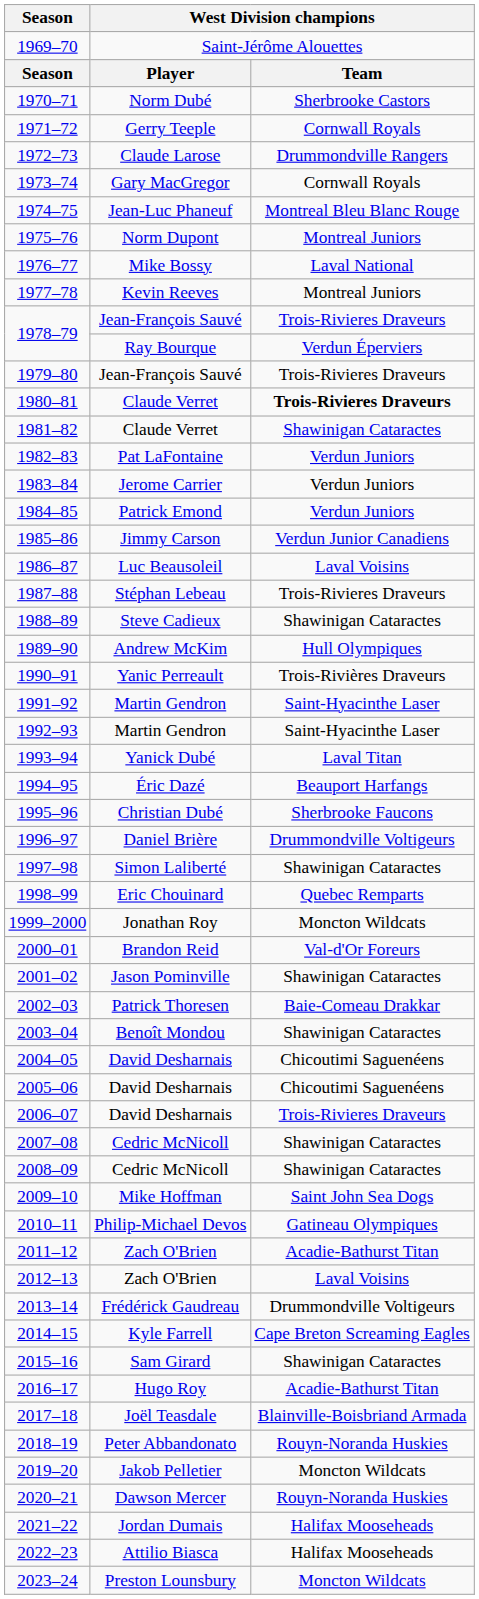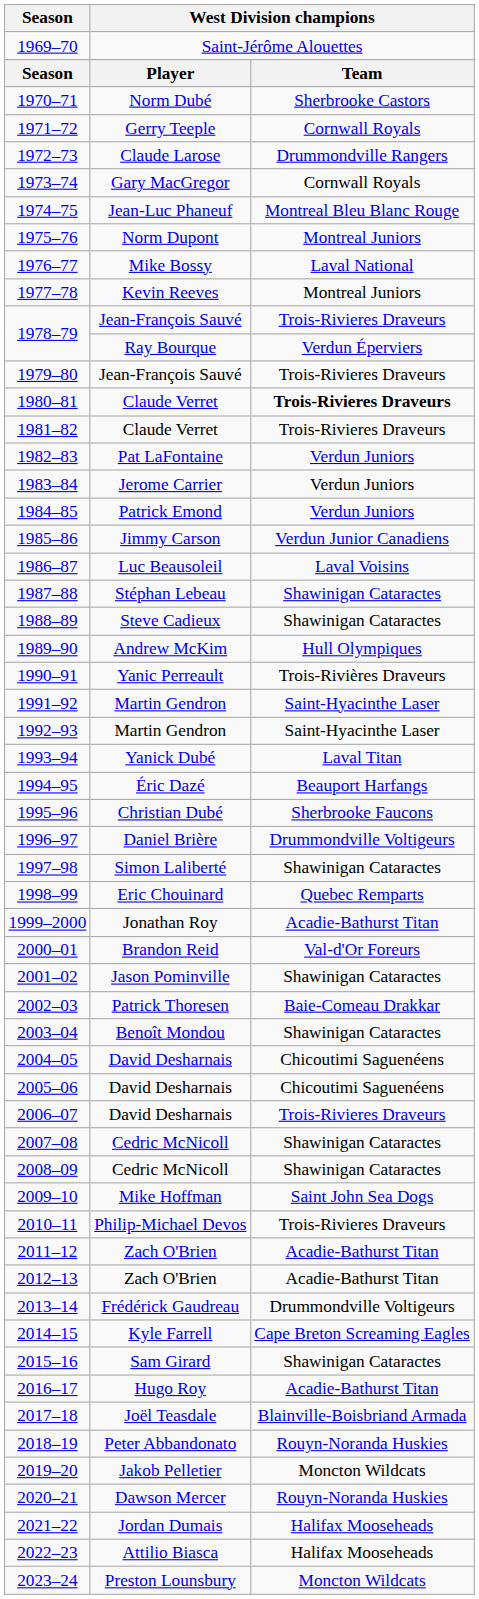(362, 429) Shawinigan Cataractes -> (362, 429) Trois-Rivieres Draveurs
(362, 593) Trois-Rivieres Draveurs -> (362, 593) Shawinigan Cataractes
(362, 922) Moncton Wildcats -> (362, 922) Acadie-Bathurst Titan
(362, 1224) Gatineau Olympiques -> (362, 1224) Trois-Rivieres Draveurs
(362, 1278) Laval Voisins -> (362, 1278) Acadie-Bathurst Titan
